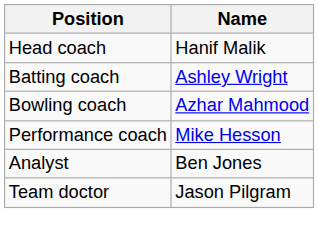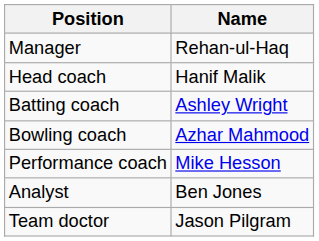+ row: (45, 47)
